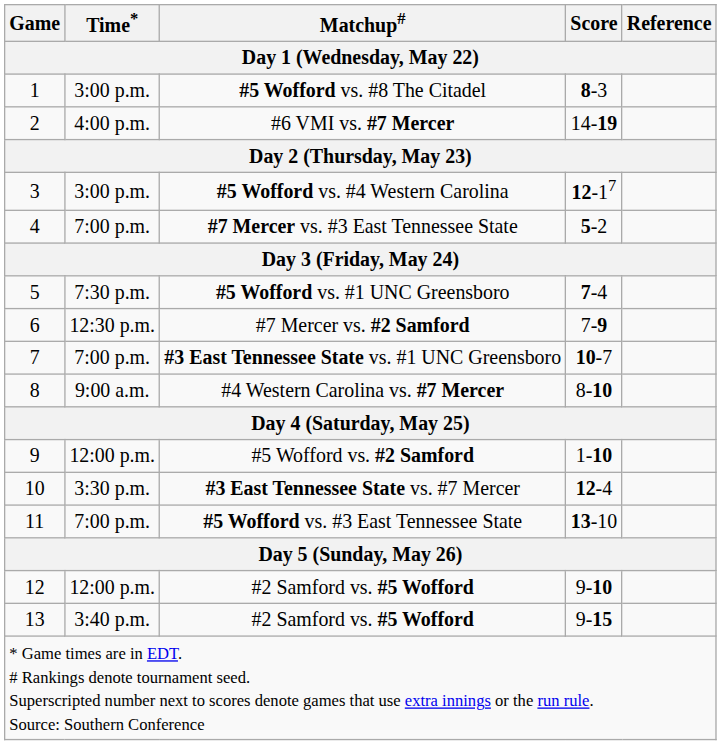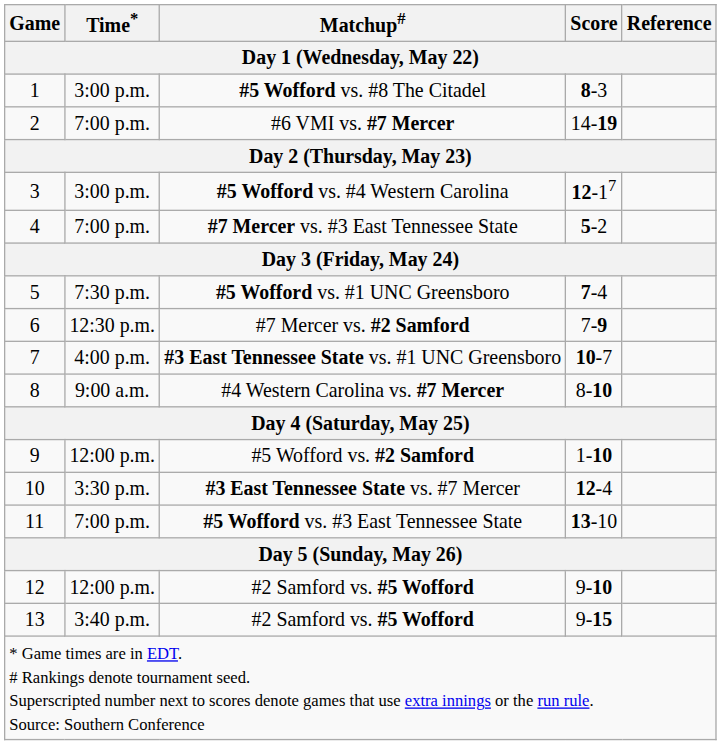(112, 123) 4:00 p.m. -> (112, 123) 7:00 p.m.
(112, 357) 7:00 p.m. -> (112, 357) 4:00 p.m.
